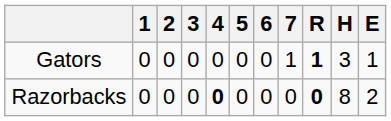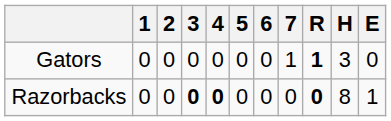(372, 60) 1 -> (372, 60) 0
(193, 97) normal -> (193, 97) bold
(372, 97) 2 -> (372, 97) 1
